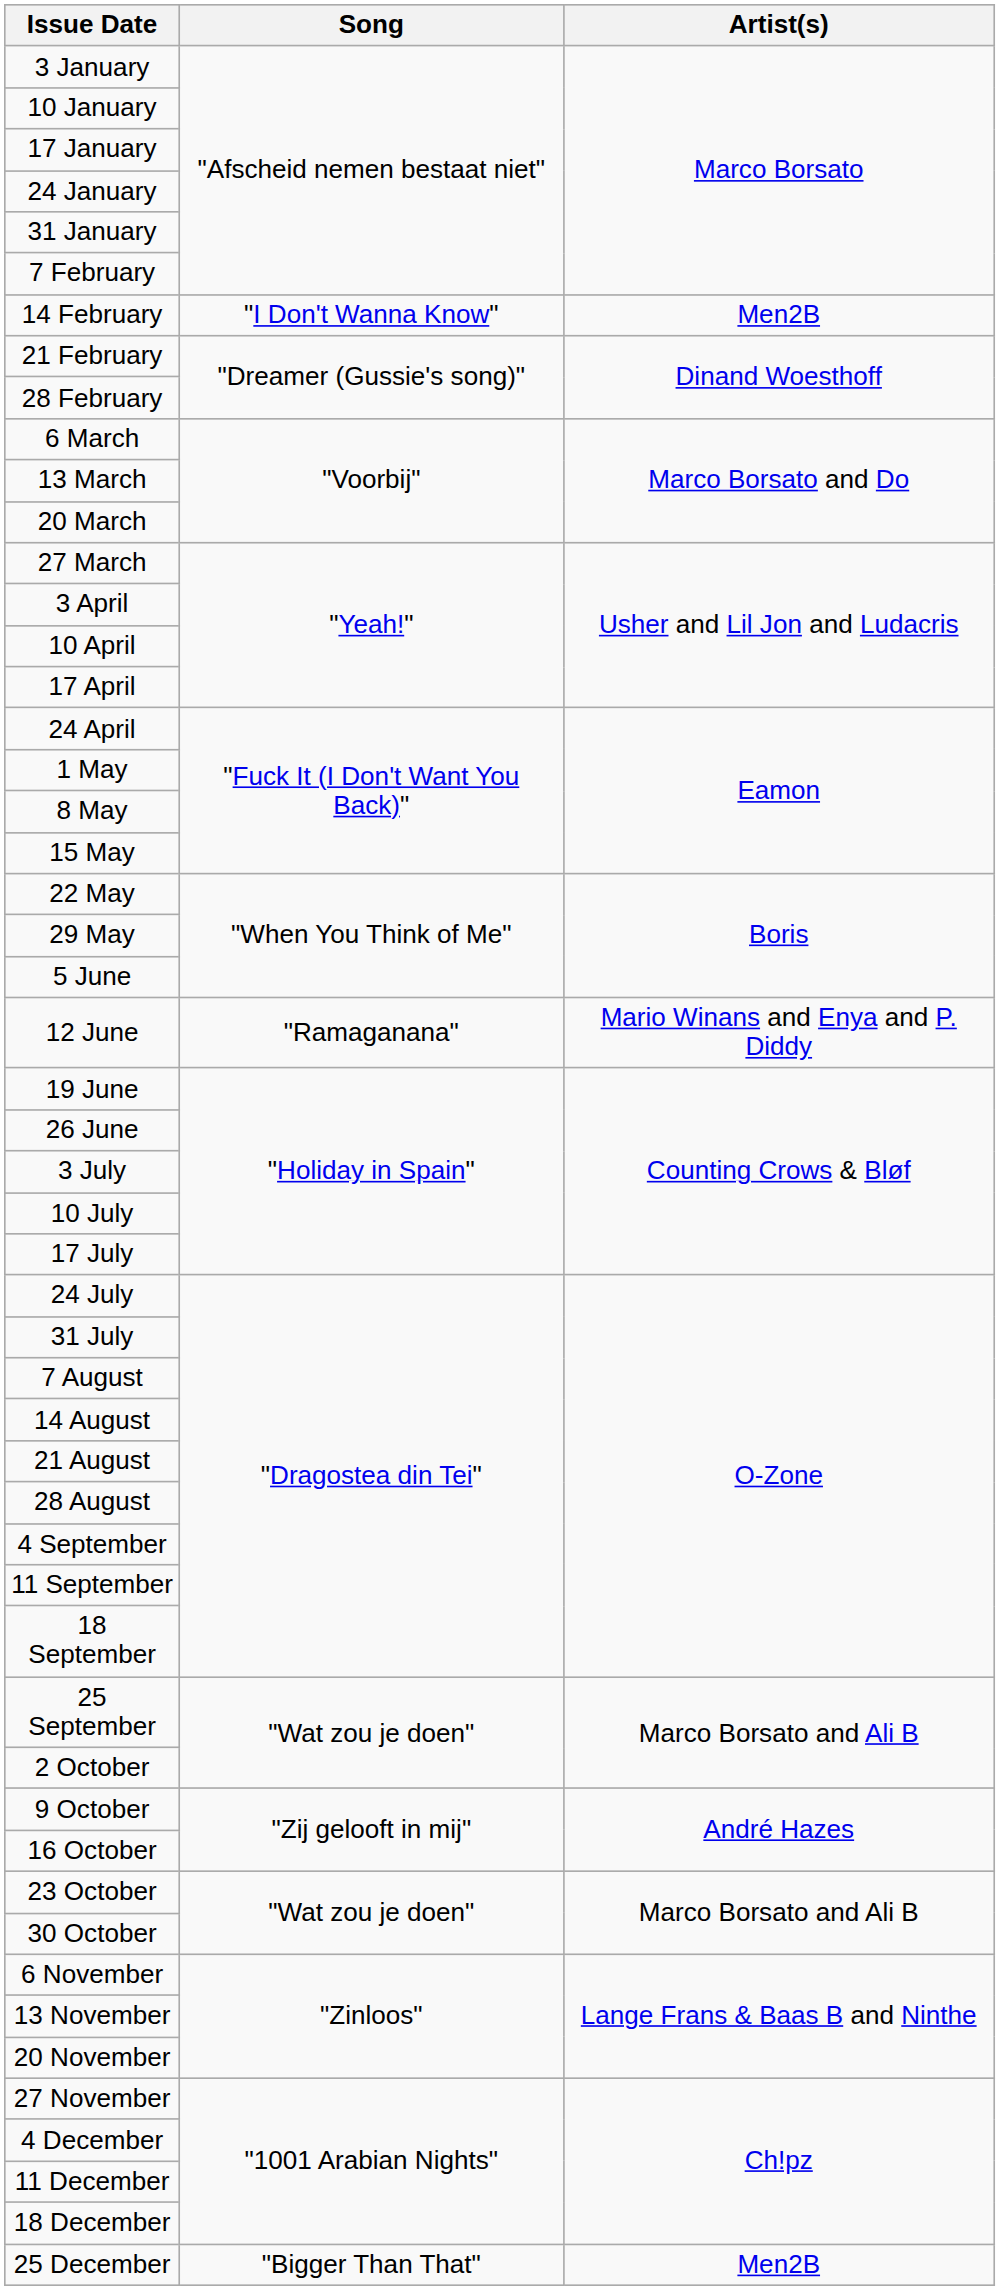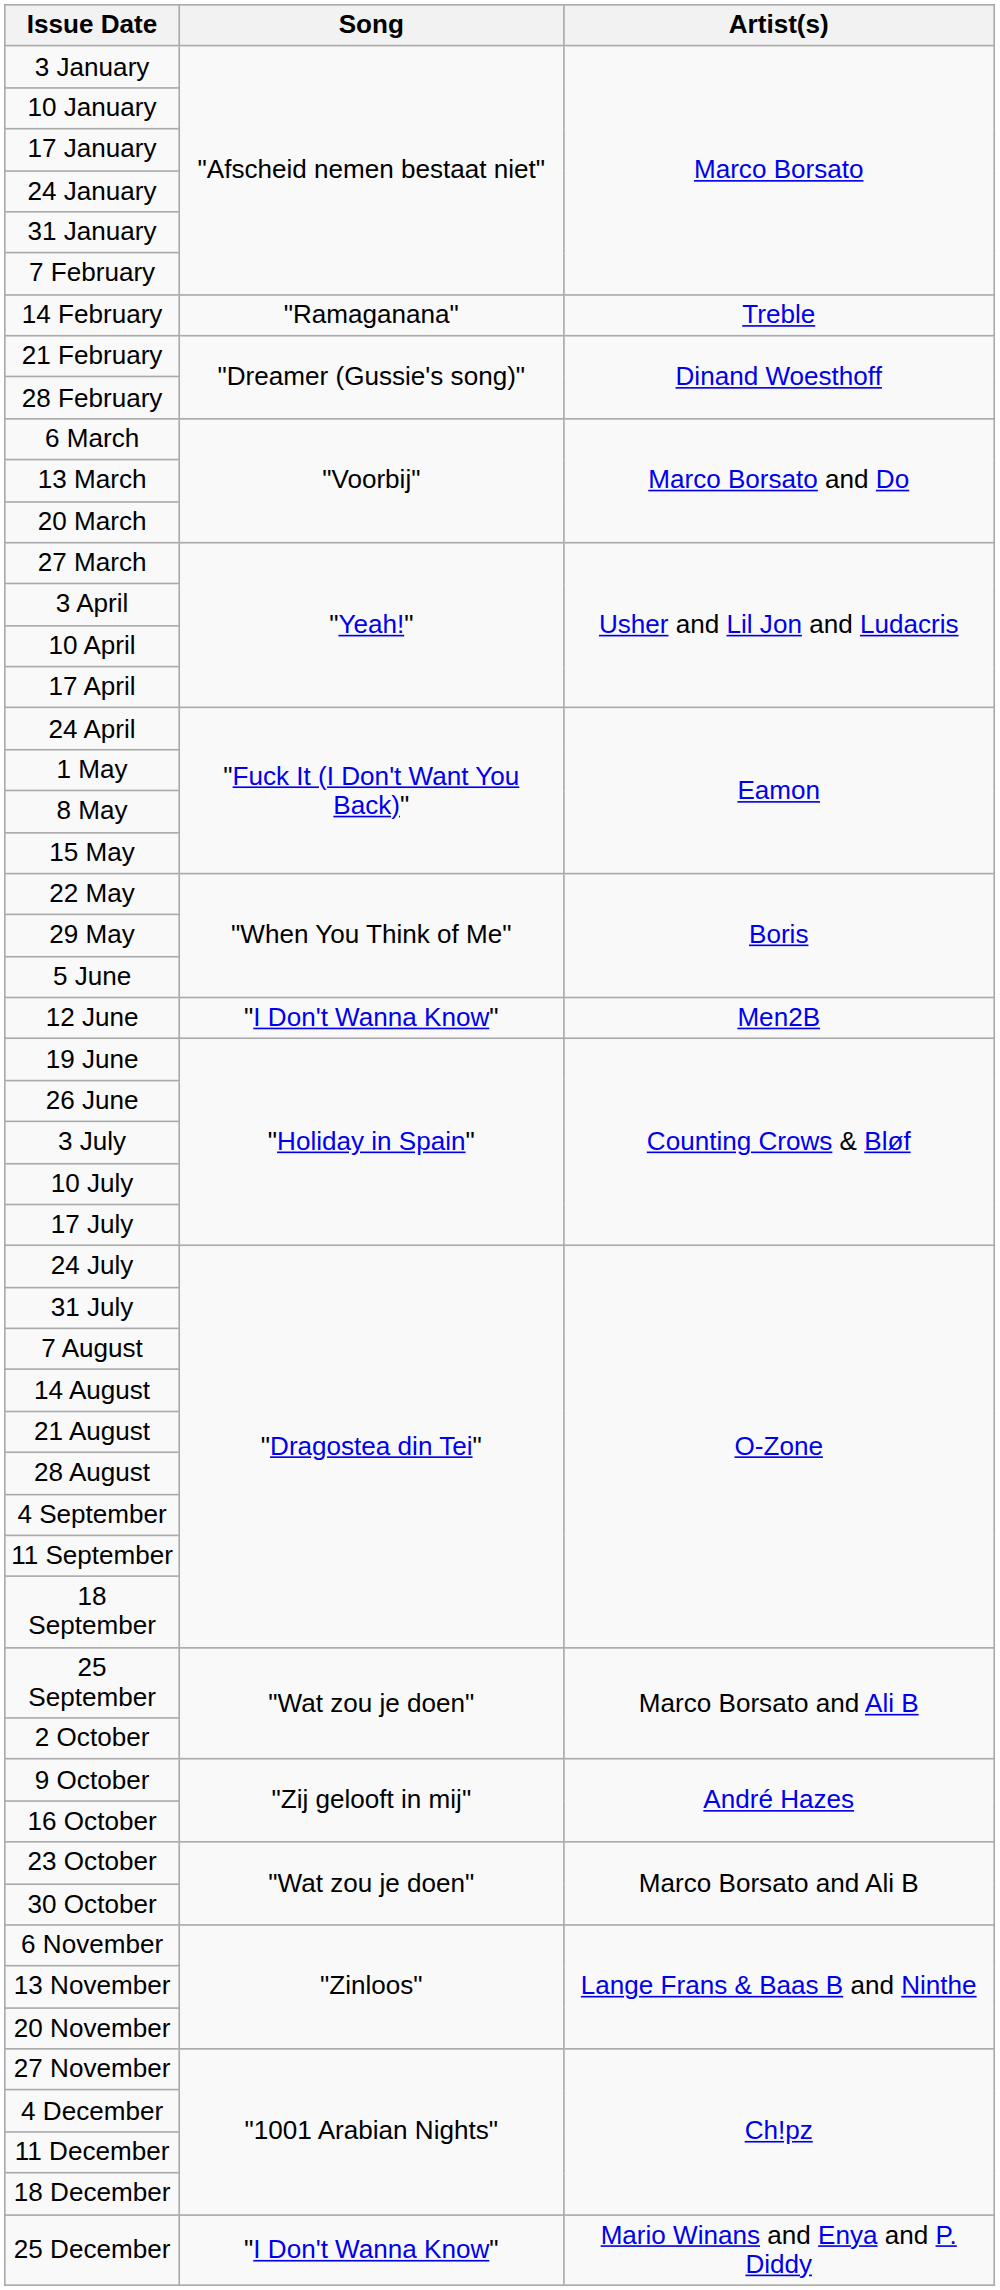(371, 314) "I Don't Wanna Know" -> (371, 314) "Ramaganana"
(779, 314) Men2B -> (779, 314) Treble
(371, 1032) "Ramaganana" -> (371, 1017) "I Don't Wanna Know"
(779, 1032) Mario Winans and Enya and P. Diddy -> (779, 1017) Men2B
(371, 2263) "Bigger Than That" -> (371, 2249) "I Don't Wanna Know"
(779, 2263) Men2B -> (779, 2249) Mario Winans and Enya and P. Diddy
